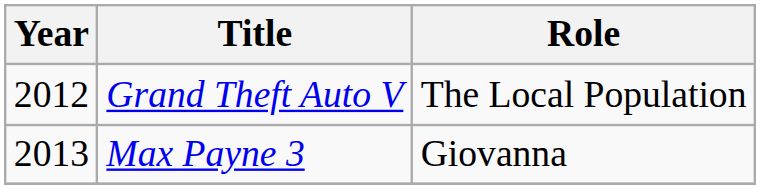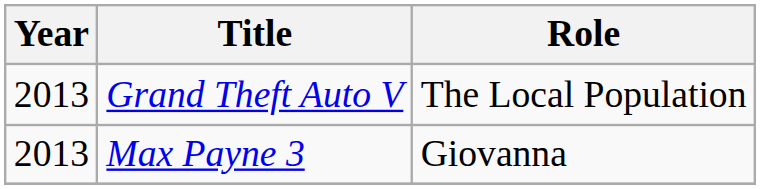(51, 93) 2012 -> (51, 93) 2013
